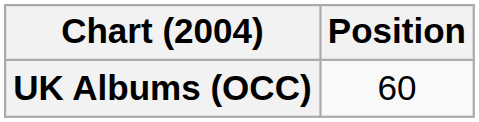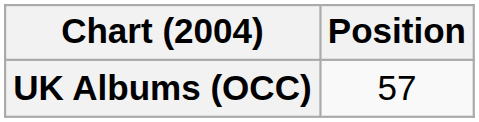(397, 87) 60 -> (397, 87) 57
